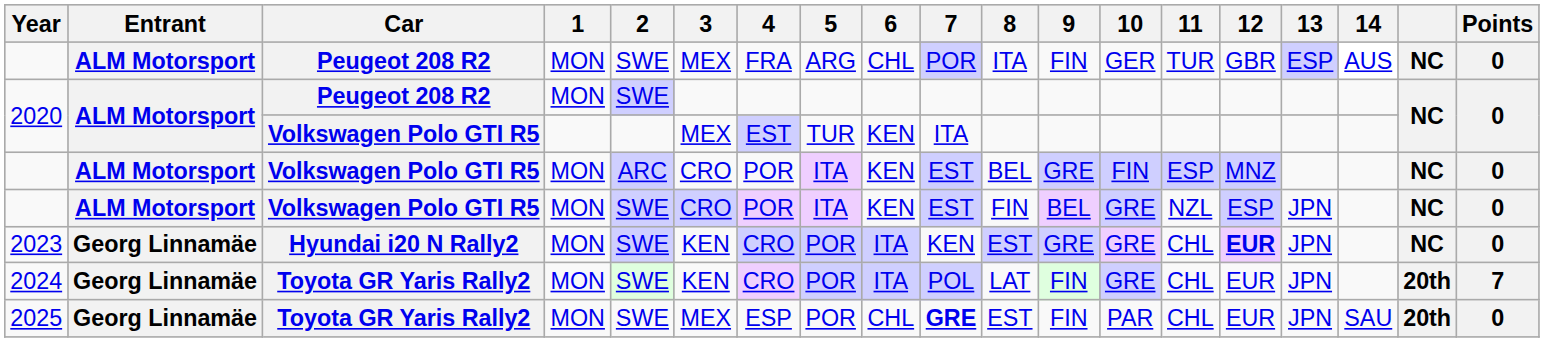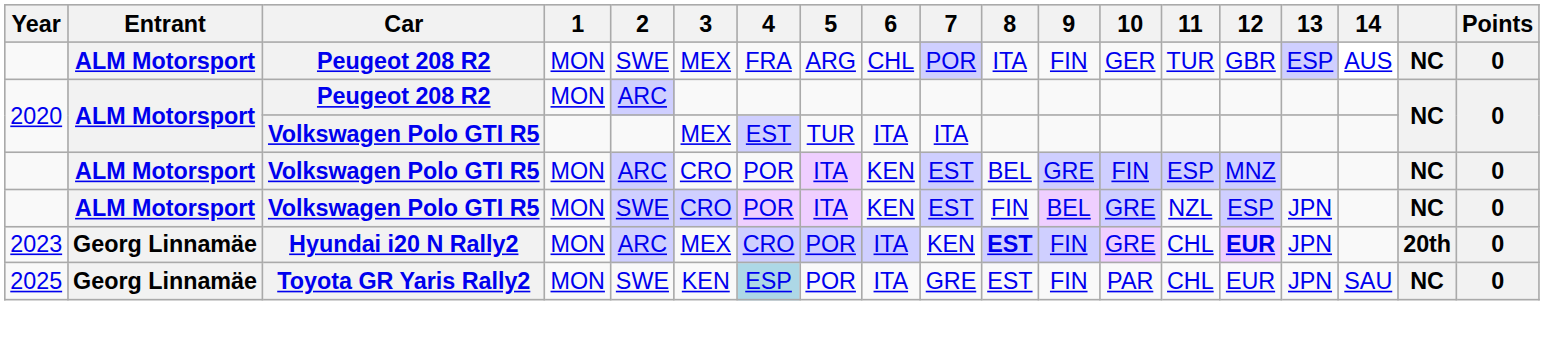(642, 97) SWE -> (642, 97) ARC
(891, 134) KEN -> (891, 134) ITA
(642, 245) SWE -> (642, 245) ARC
(706, 245) KEN -> (706, 245) MEX
(1010, 245) normal -> (1010, 245) bold
(1069, 245) GRE -> (1069, 245) FIN
(1427, 245) NC -> (1427, 245) 20th
- row: (36, 282)
(706, 318) MEX -> (706, 282) KEN
(769, 318) no background -> (769, 282) lightblue background
(891, 318) CHL -> (891, 282) ITA
(951, 318) bold -> (951, 282) normal
(1427, 318) 20th -> (1427, 282) NC
